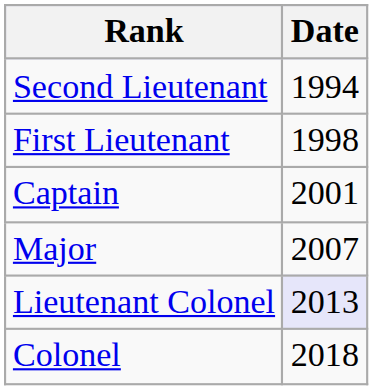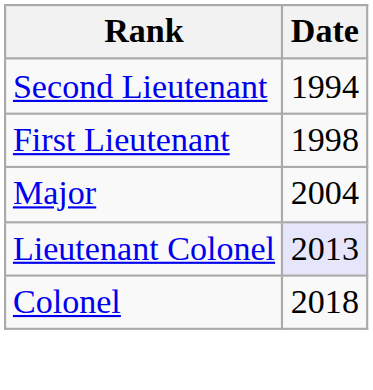- row: (66, 193)
(325, 247) 2007 -> (325, 193) 2004
